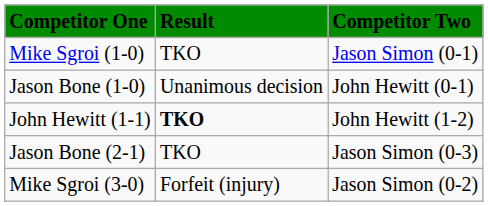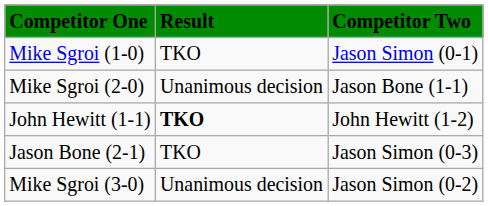- row: (77, 86)
+ row: (77, 86)
(220, 185) Forfeit (injury) -> (241, 185) Unanimous decision
